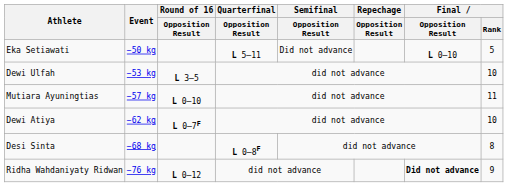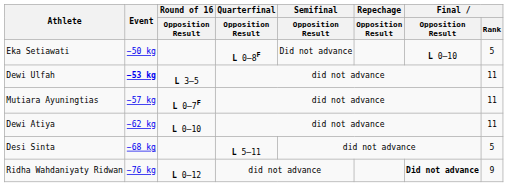(246, 55) L 5–11 -> (246, 57) L 0–8F
(141, 74) normal -> (141, 76) bold
(492, 74) 10 -> (492, 76) 11
(187, 101) L 0–10 -> (187, 105) L 0–7F
(187, 125) L 0–7F -> (187, 130) L 0–10
(492, 121) 10 -> (492, 125) 11
(246, 151) L 0–8F -> (246, 152) L 5–11
(492, 146) 8 -> (492, 148) 5
